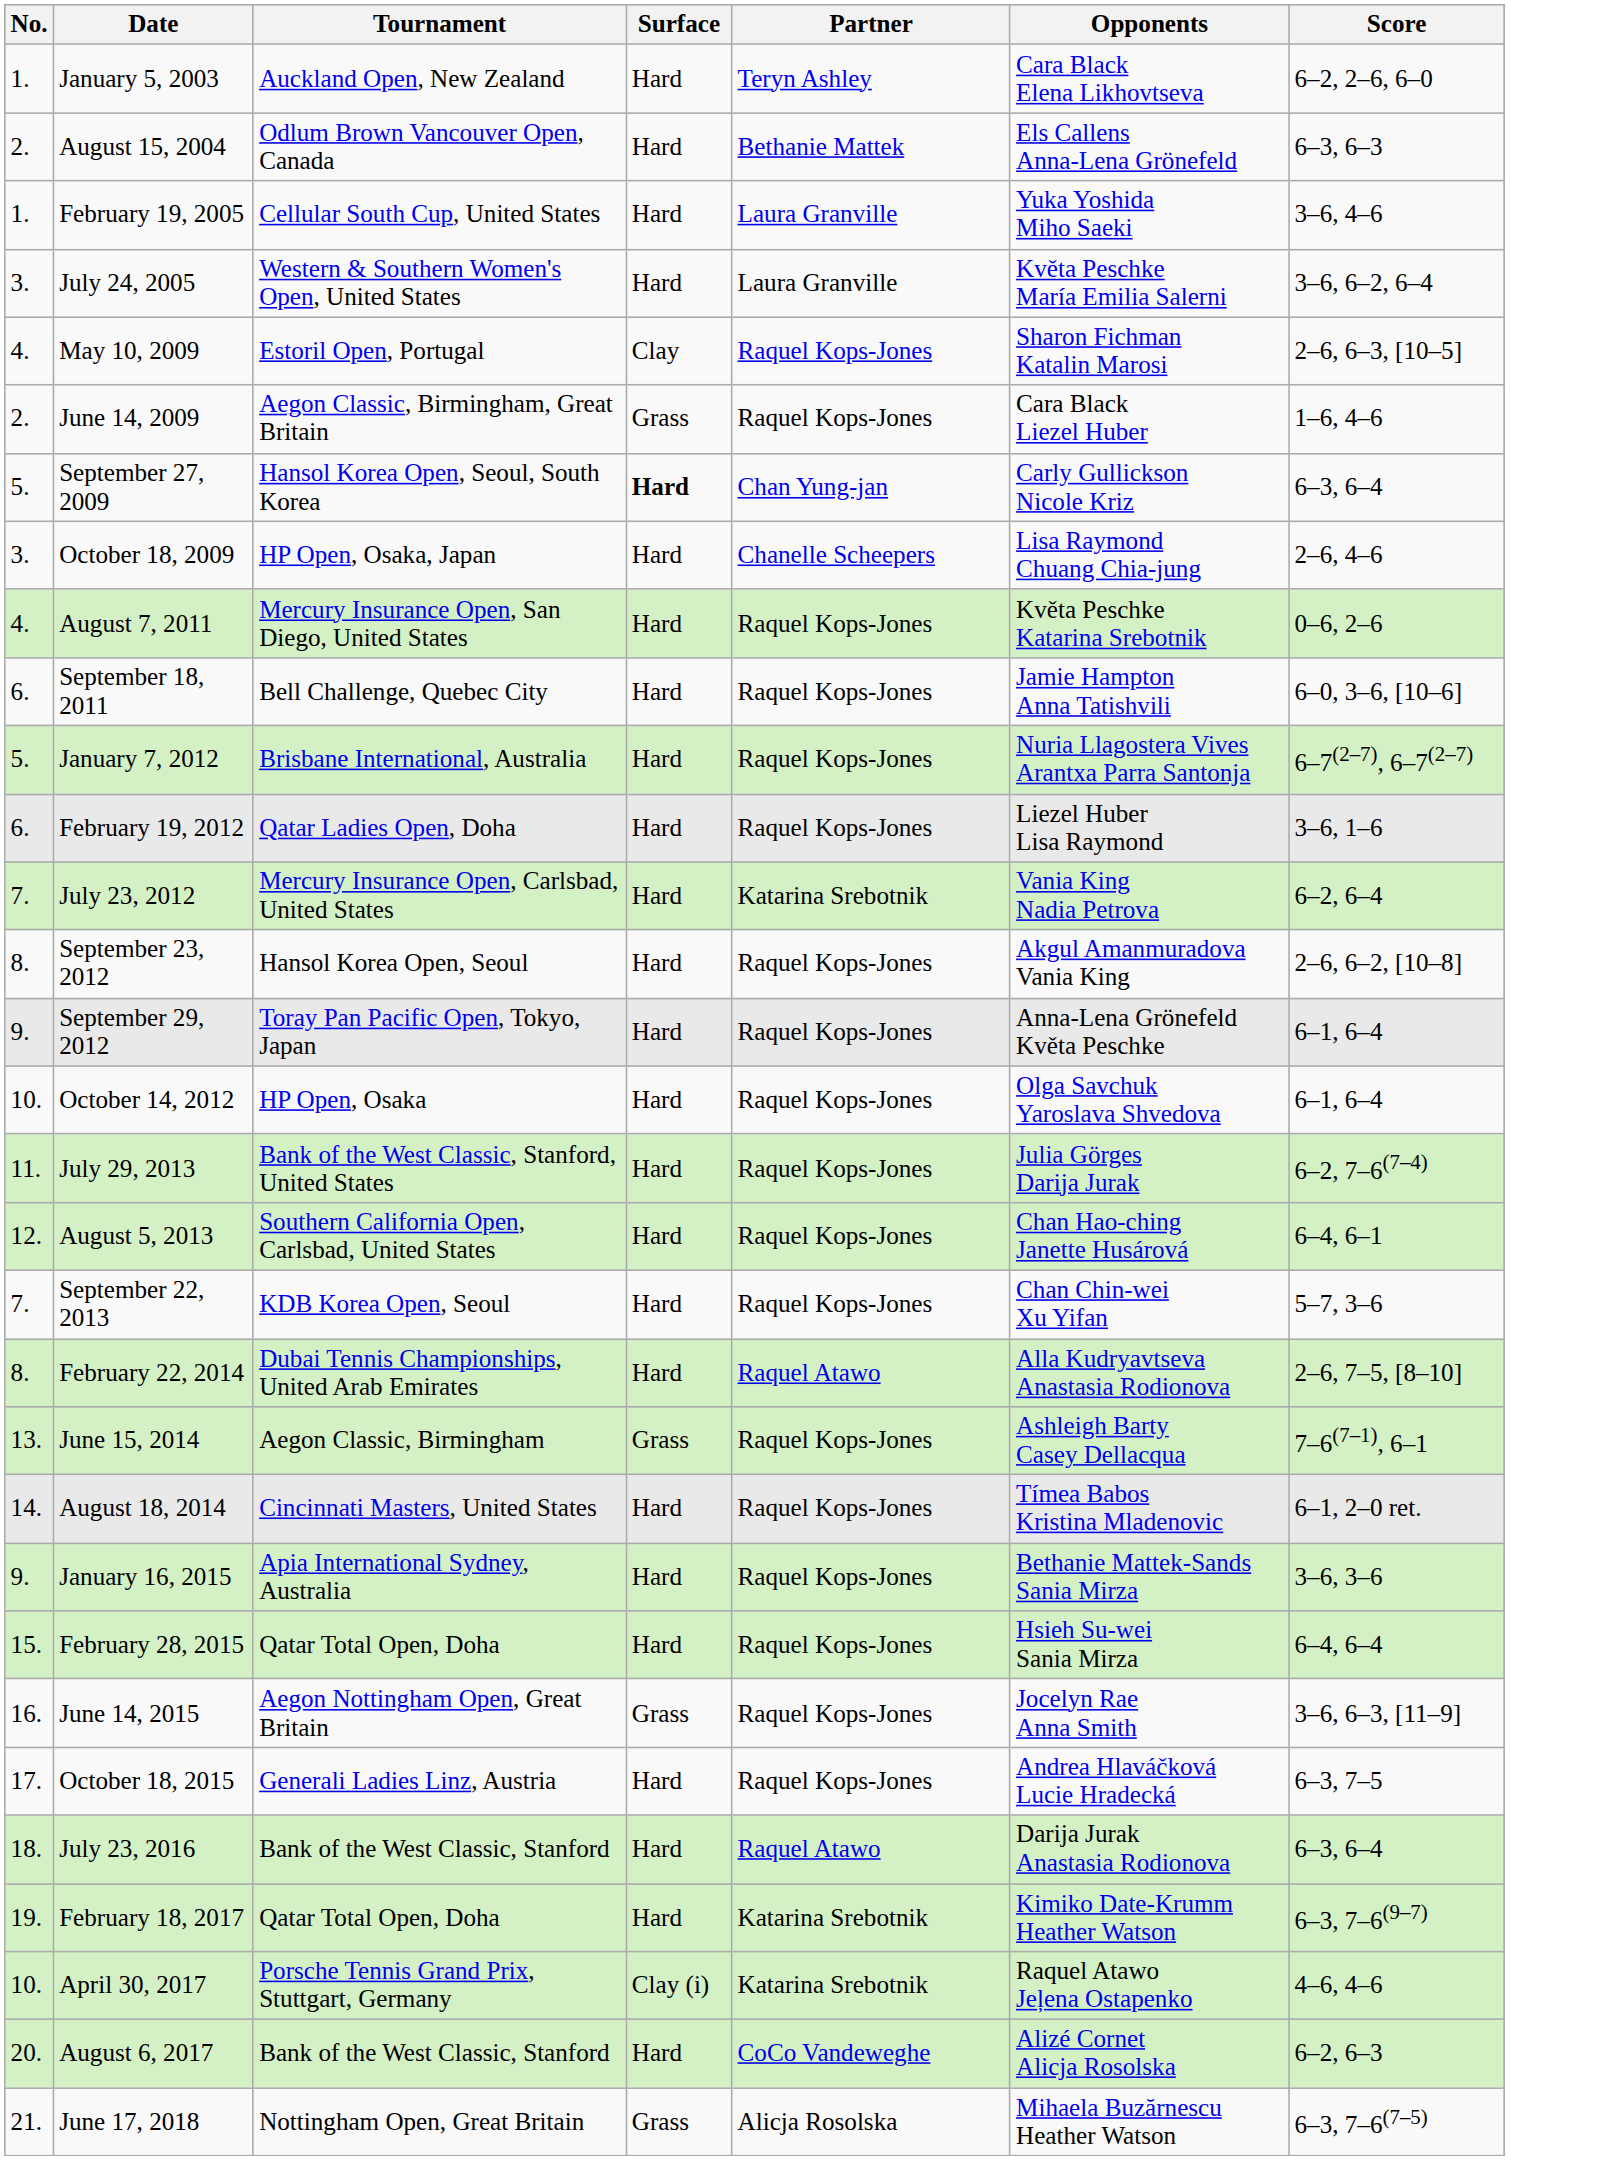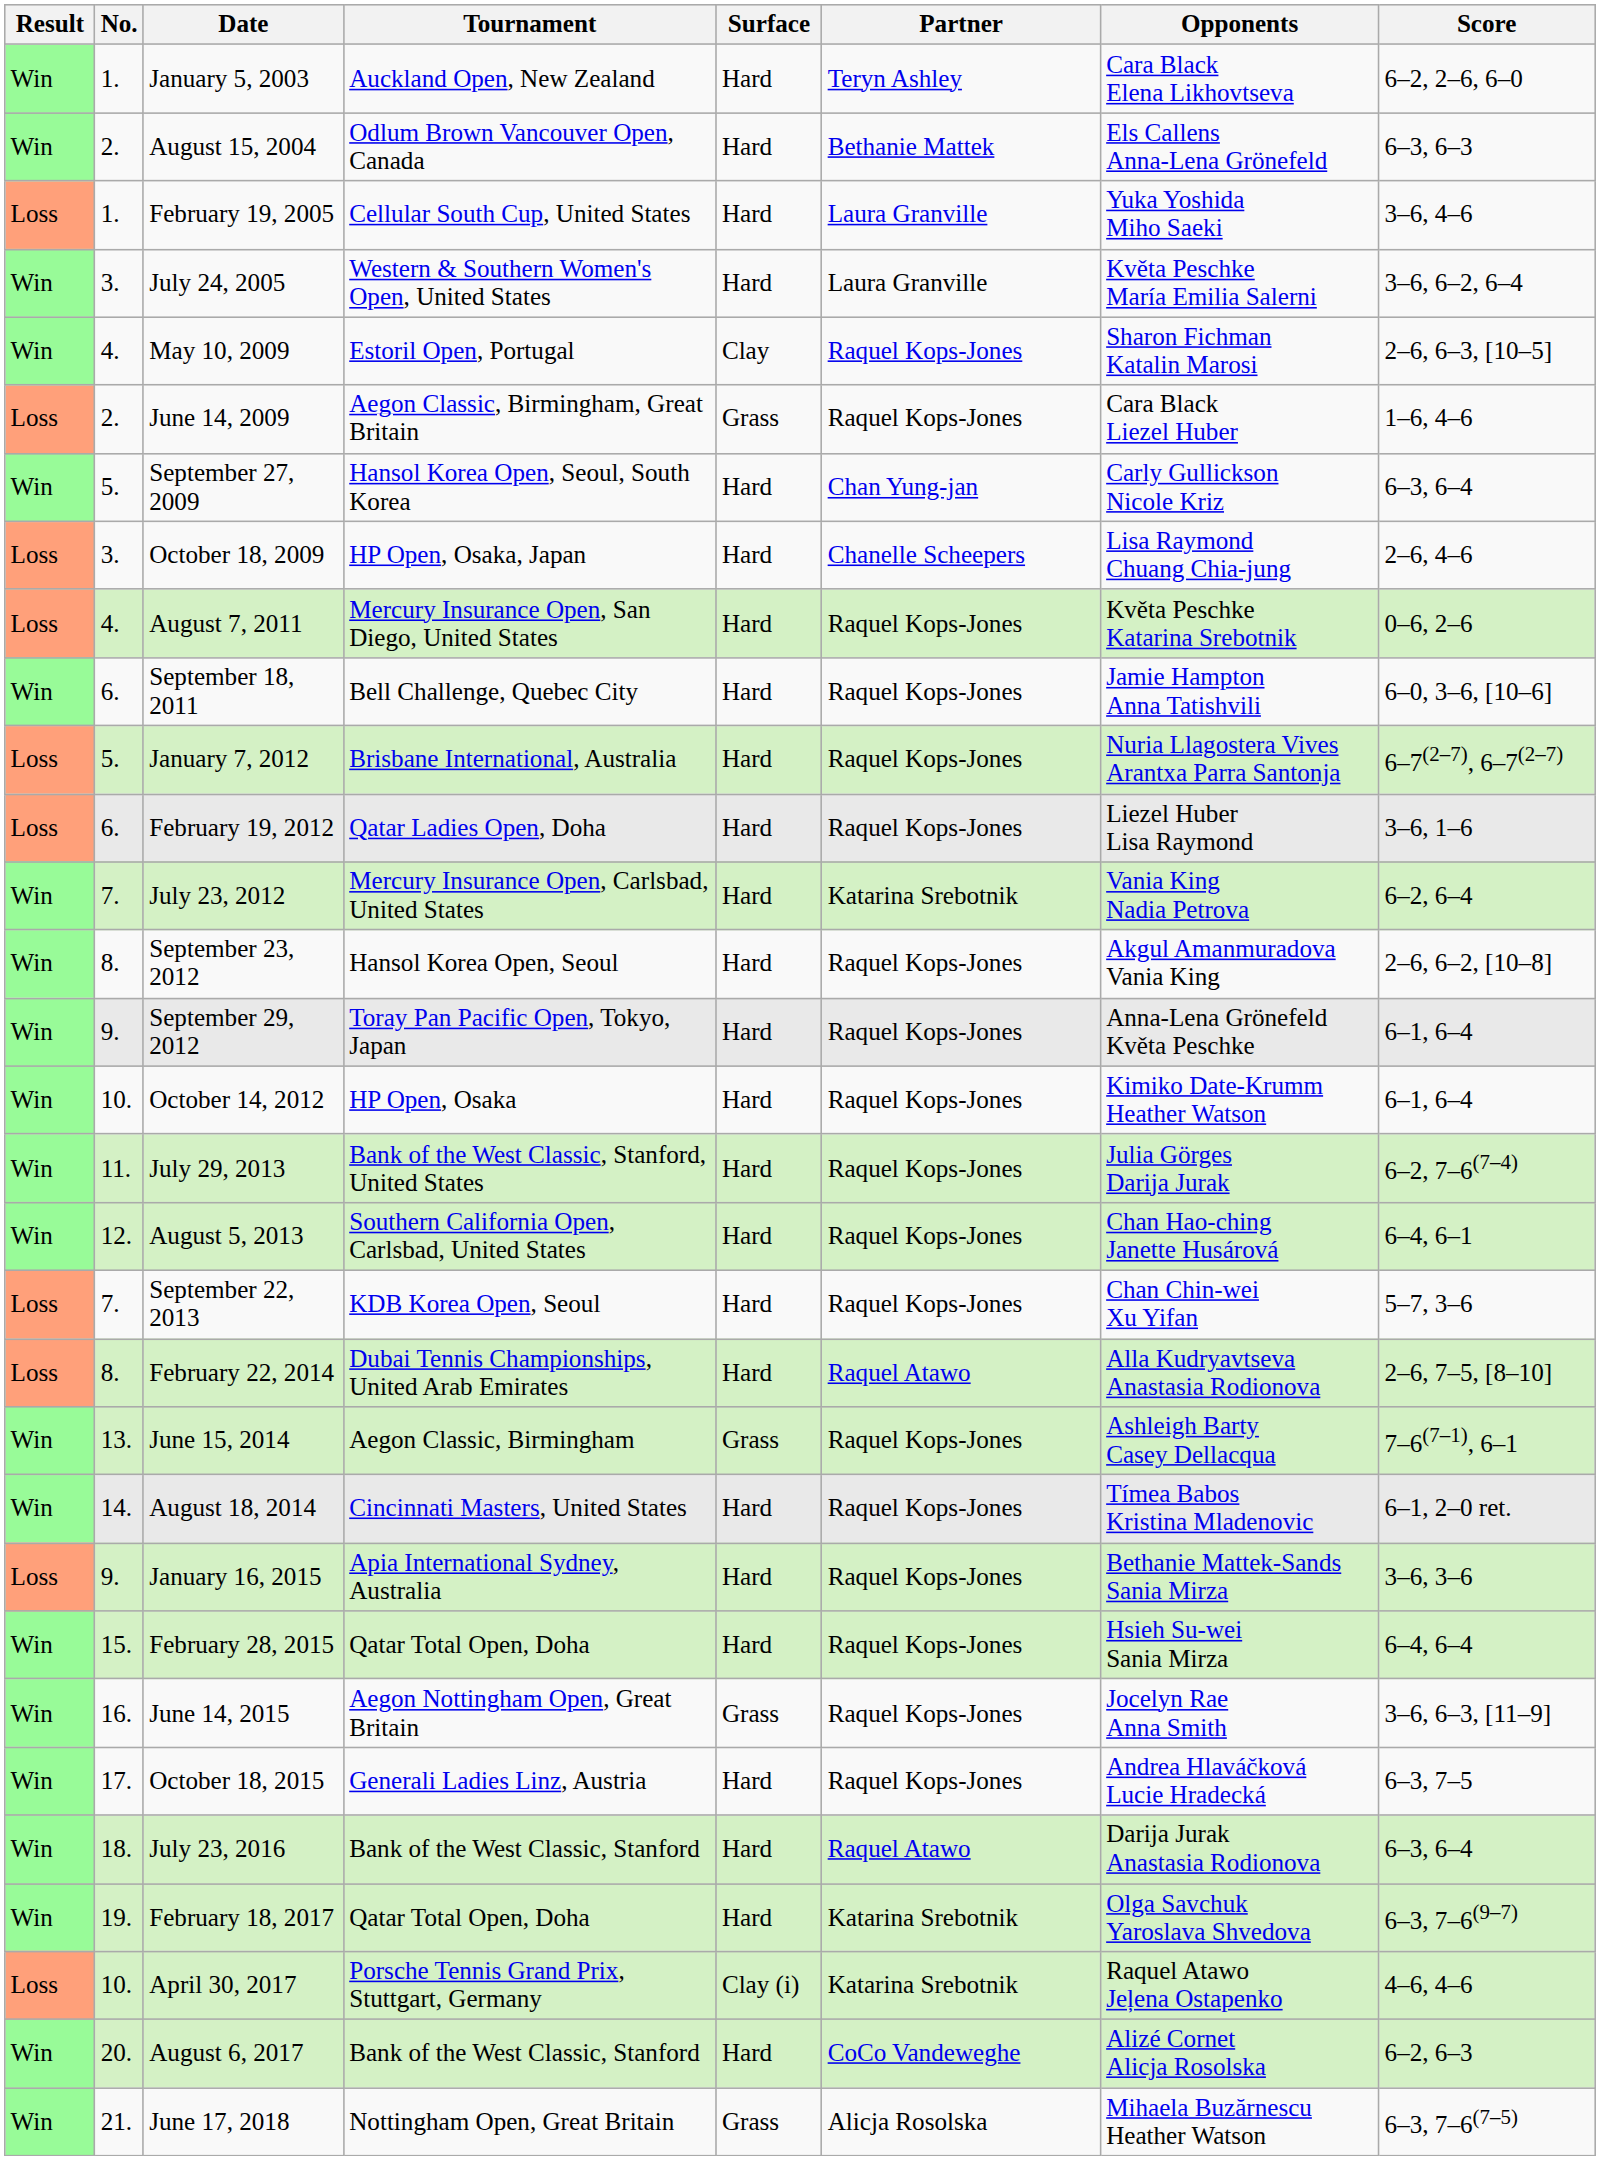+ column: (50, 24)
(660, 486) bold -> (747, 486) normal
(1118, 1099) Olga Savchuk Yaroslava Shvedova -> (1215, 1099) Kimiko Date-Krumm Heather Watson
(1125, 1917) Kimiko Date-Krumm Heather Watson -> (1208, 1917) Olga Savchuk Yaroslava Shvedova
